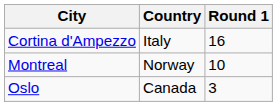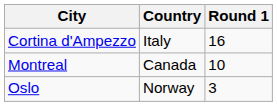(169, 64) Norway -> (170, 64) Canada
(170, 88) Canada -> (169, 88) Norway
